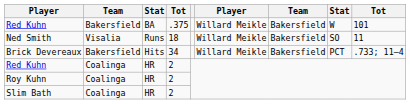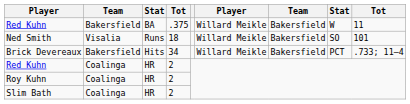(361, 25) 101 -> (359, 25) 11
(359, 38) 11 -> (361, 38) 101
